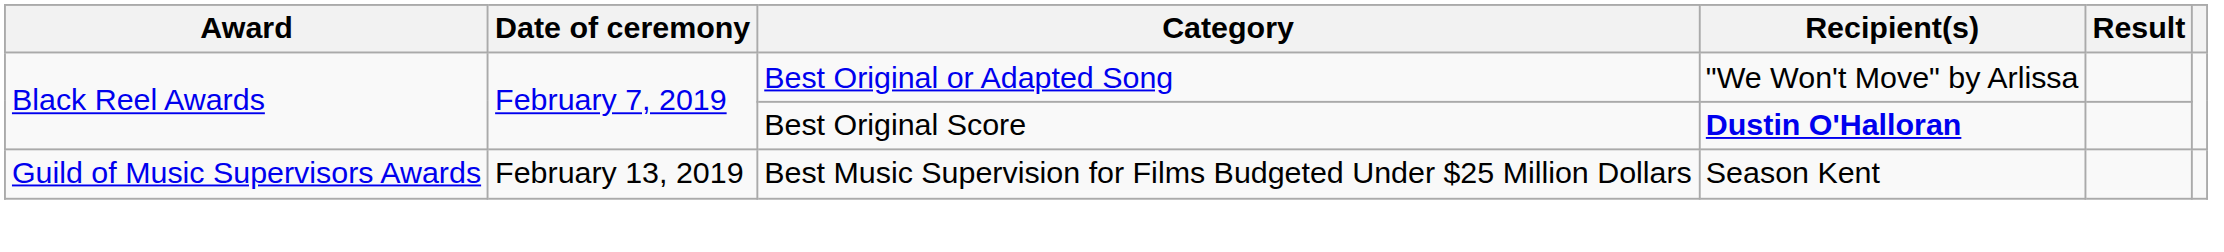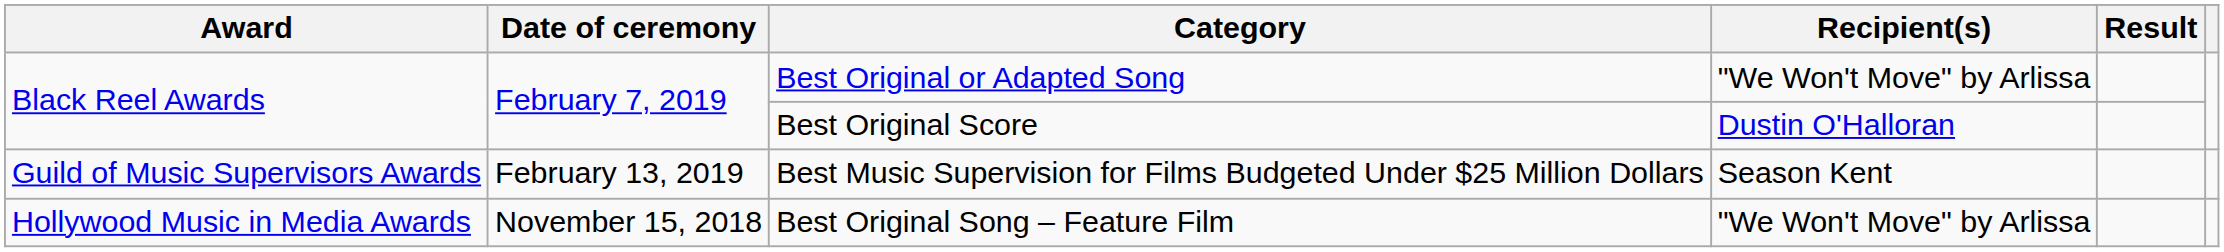(1834, 125) bold -> (1836, 125) normal
+ row: (1005, 221)
